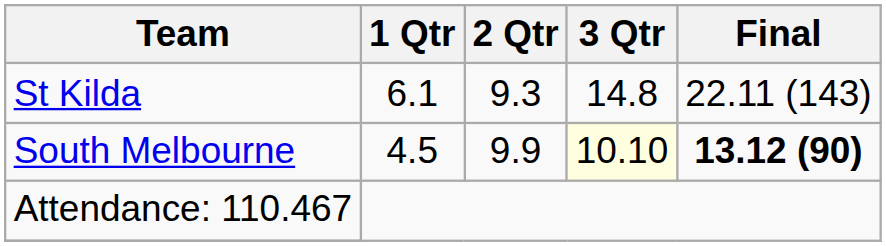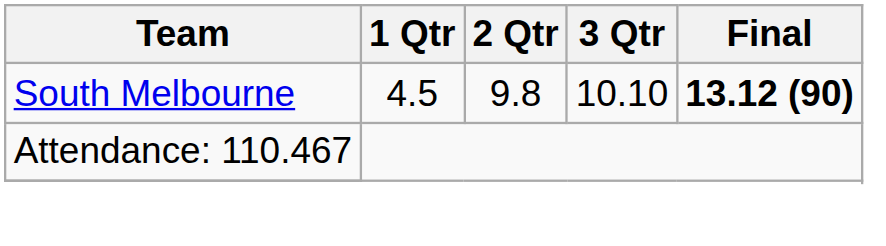- row: (77, 92)
(516, 151) 9.9 -> (516, 92) 9.8
(622, 151) lightyellow background -> (622, 92) no background
